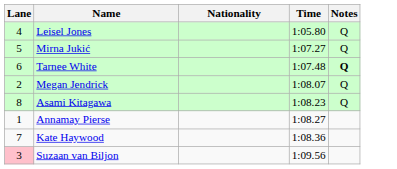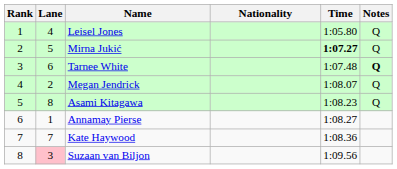+ column: (20, 13)
(309, 48) normal -> (340, 48) bold
